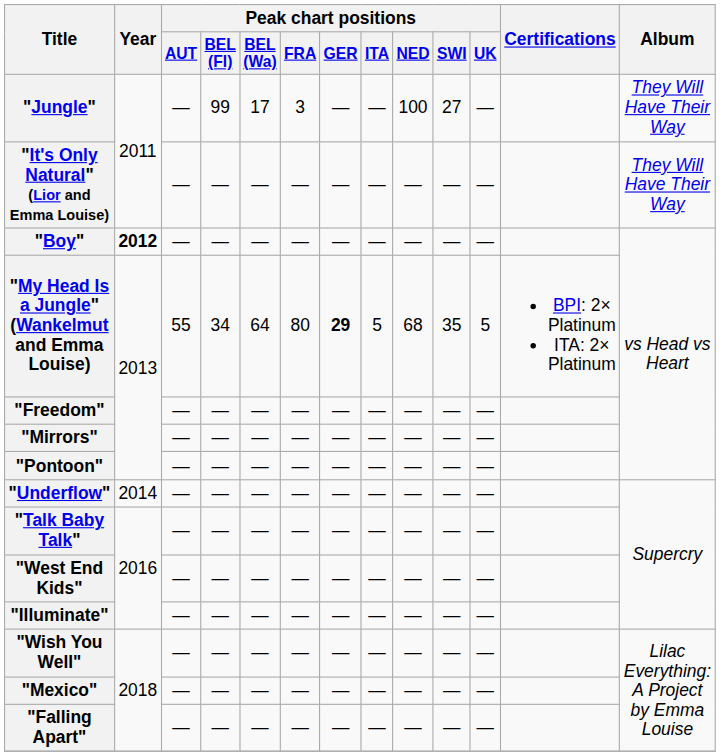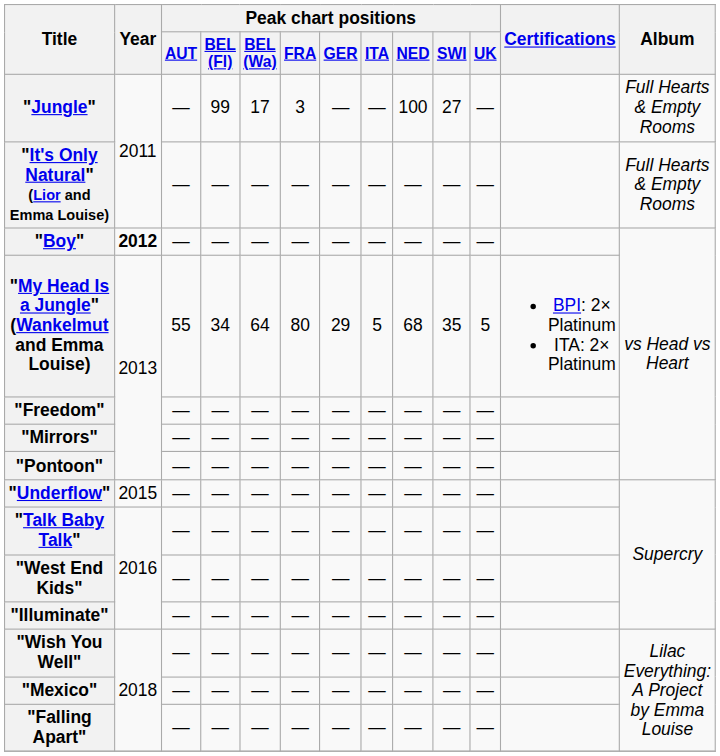(667, 107) They Will Have Their Way -> (667, 107) Full Hearts & Empty Rooms
(667, 184) They Will Have Their Way -> (667, 184) Full Hearts & Empty Rooms
(341, 325) bold -> (341, 325) normal
(138, 493) 2014 -> (138, 493) 2015
